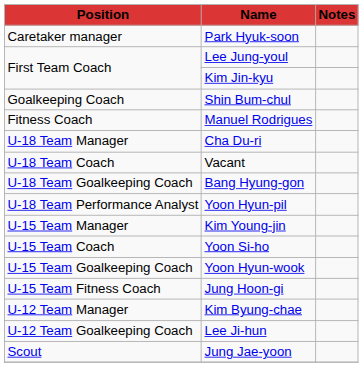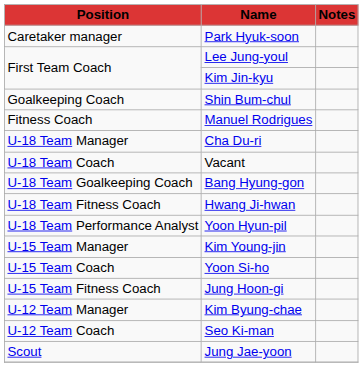+ row: (250, 204)
- row: (254, 267)
+ row: (239, 330)
- row: (236, 330)
